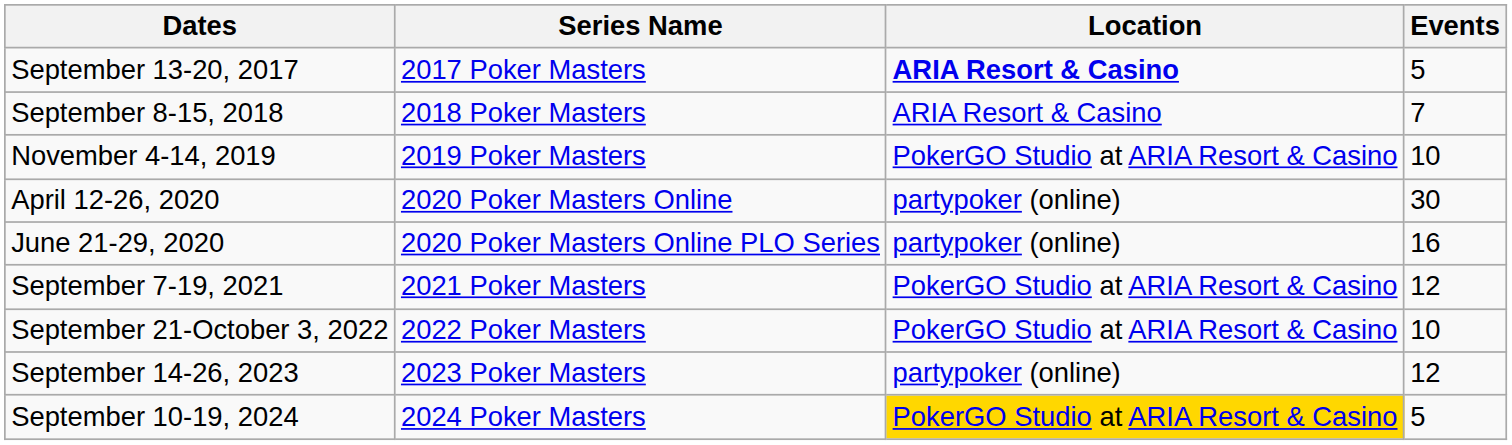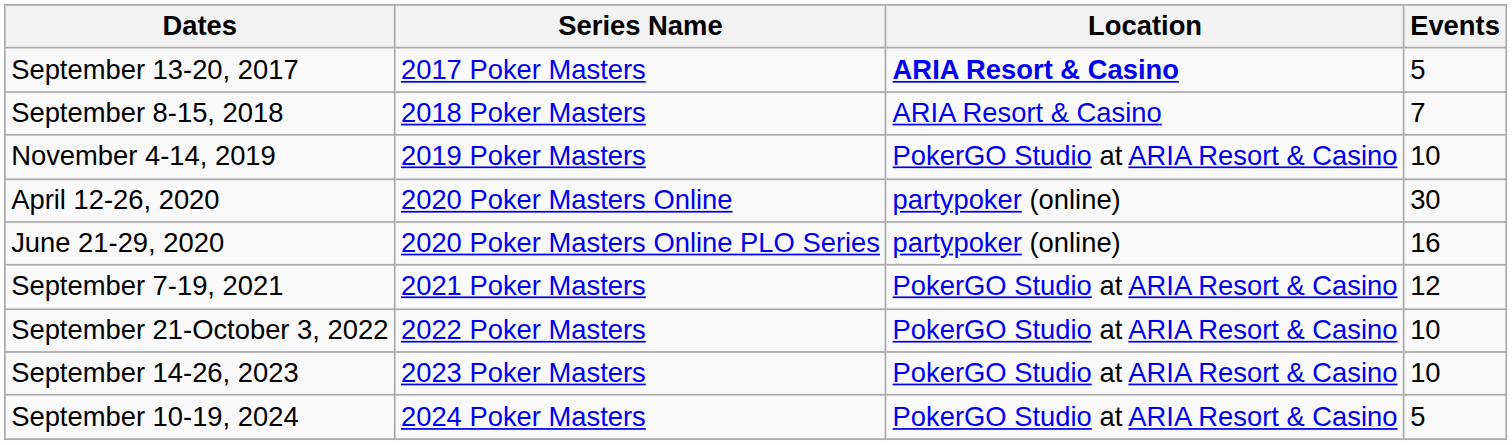(1007, 373) partypoker (online) -> (1145, 373) PokerGO Studio at ARIA Resort & Casino
(1425, 373) 12 -> (1425, 373) 10
(1145, 416) gold background -> (1145, 416) no background
